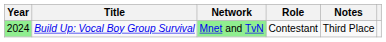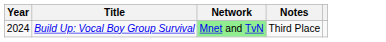- column: (293, 12)
(18, 28) lightgreen background -> (18, 28) no background
